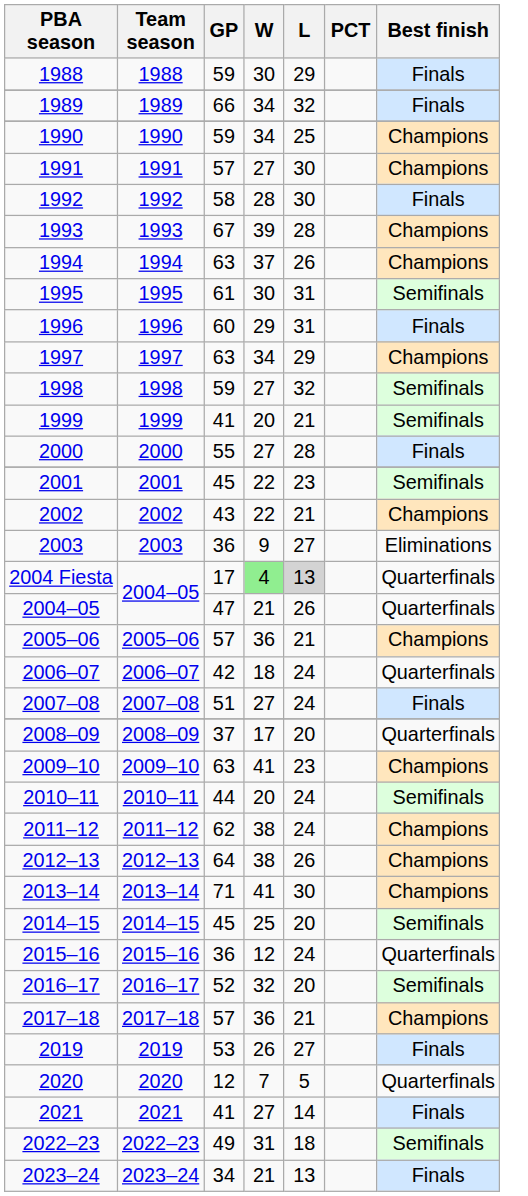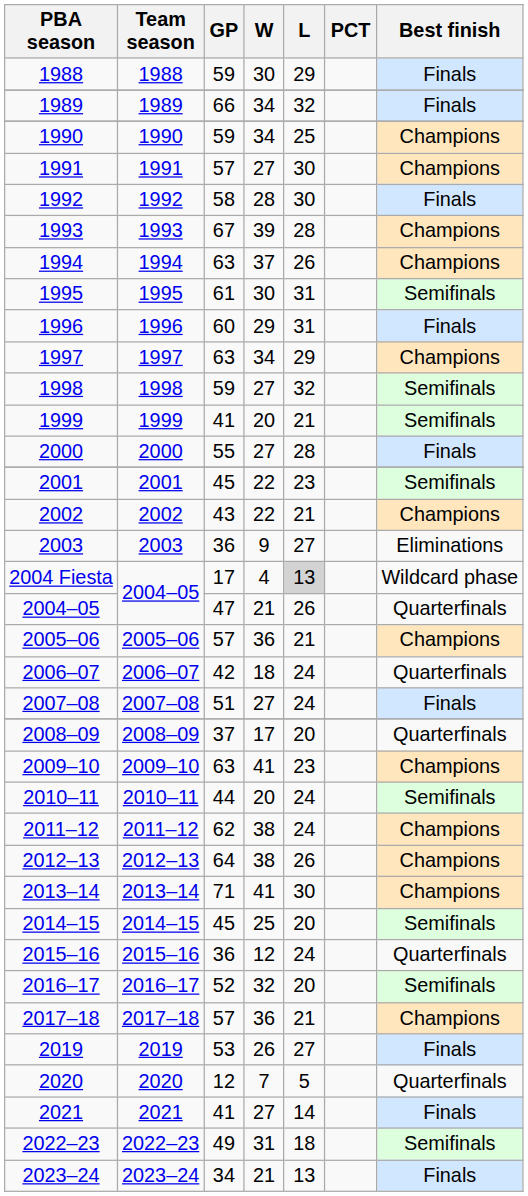(264, 577) lightgreen background -> (264, 577) no background
(438, 577) Quarterfinals -> (450, 577) Wildcard phase
